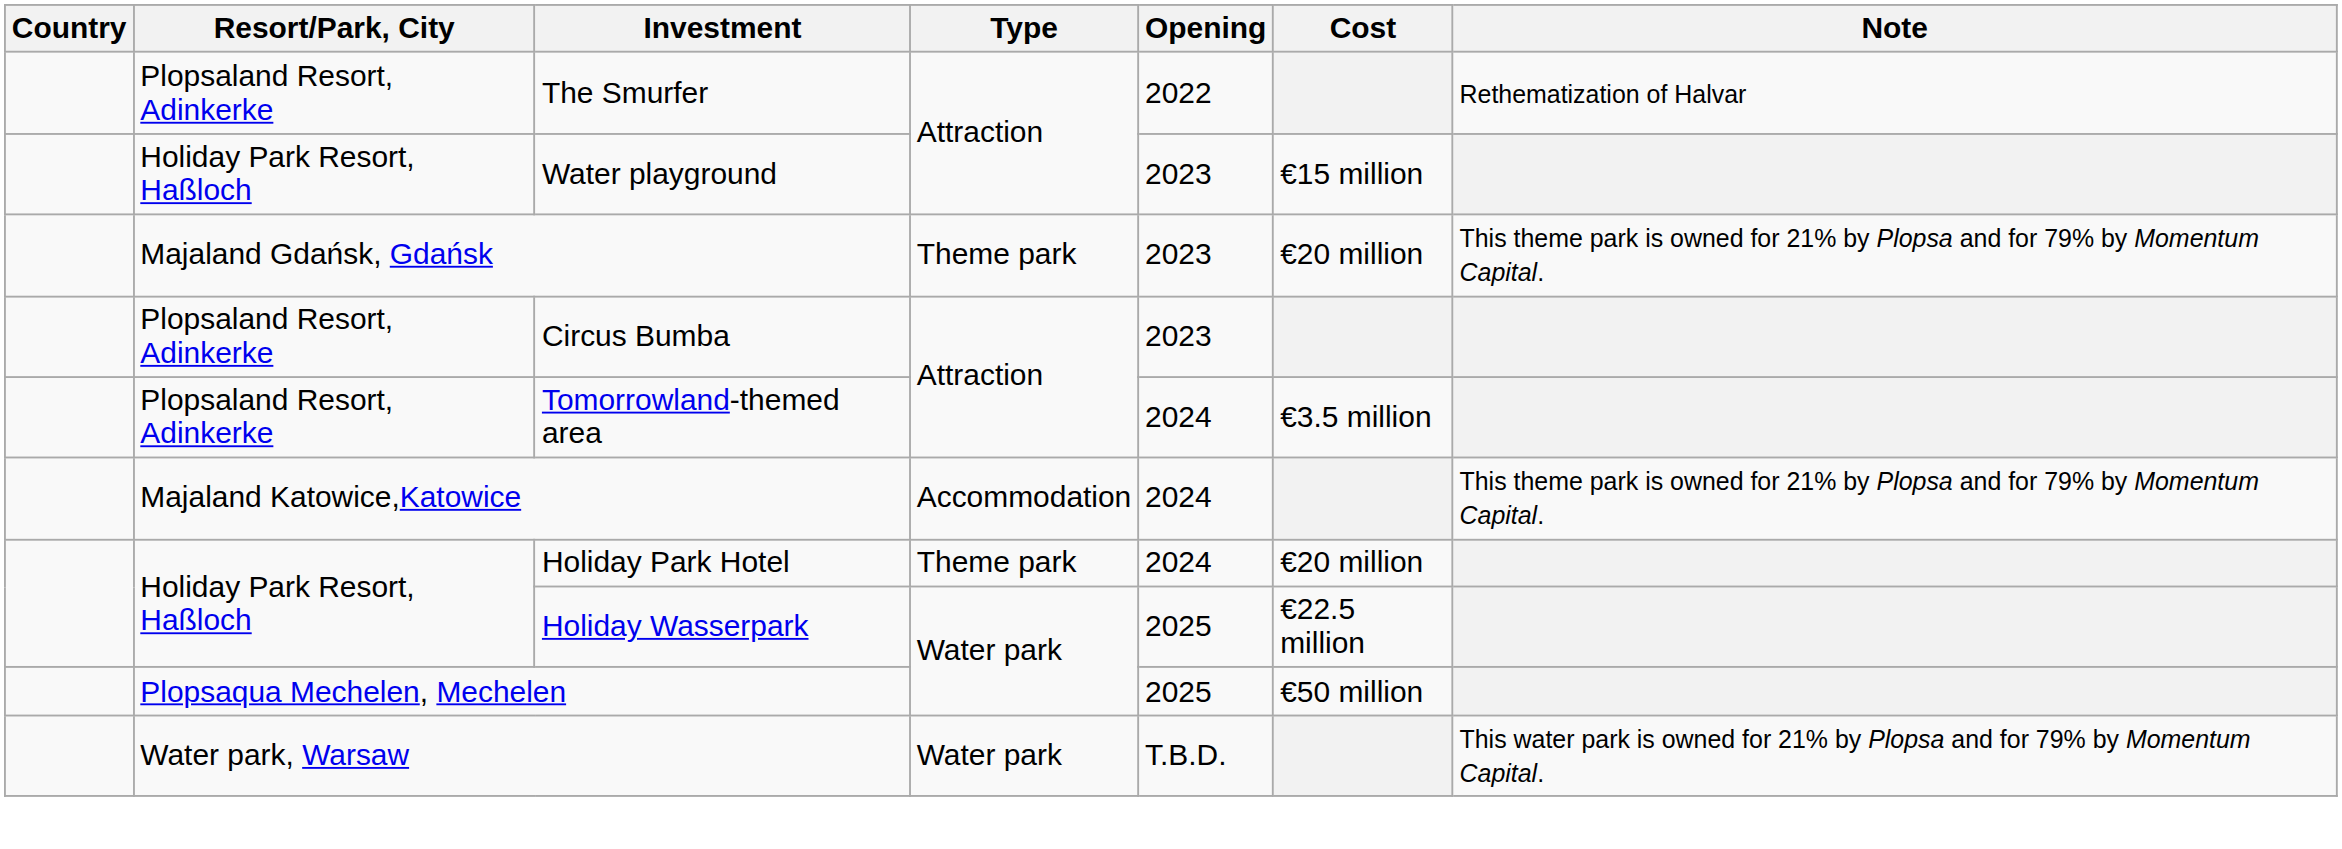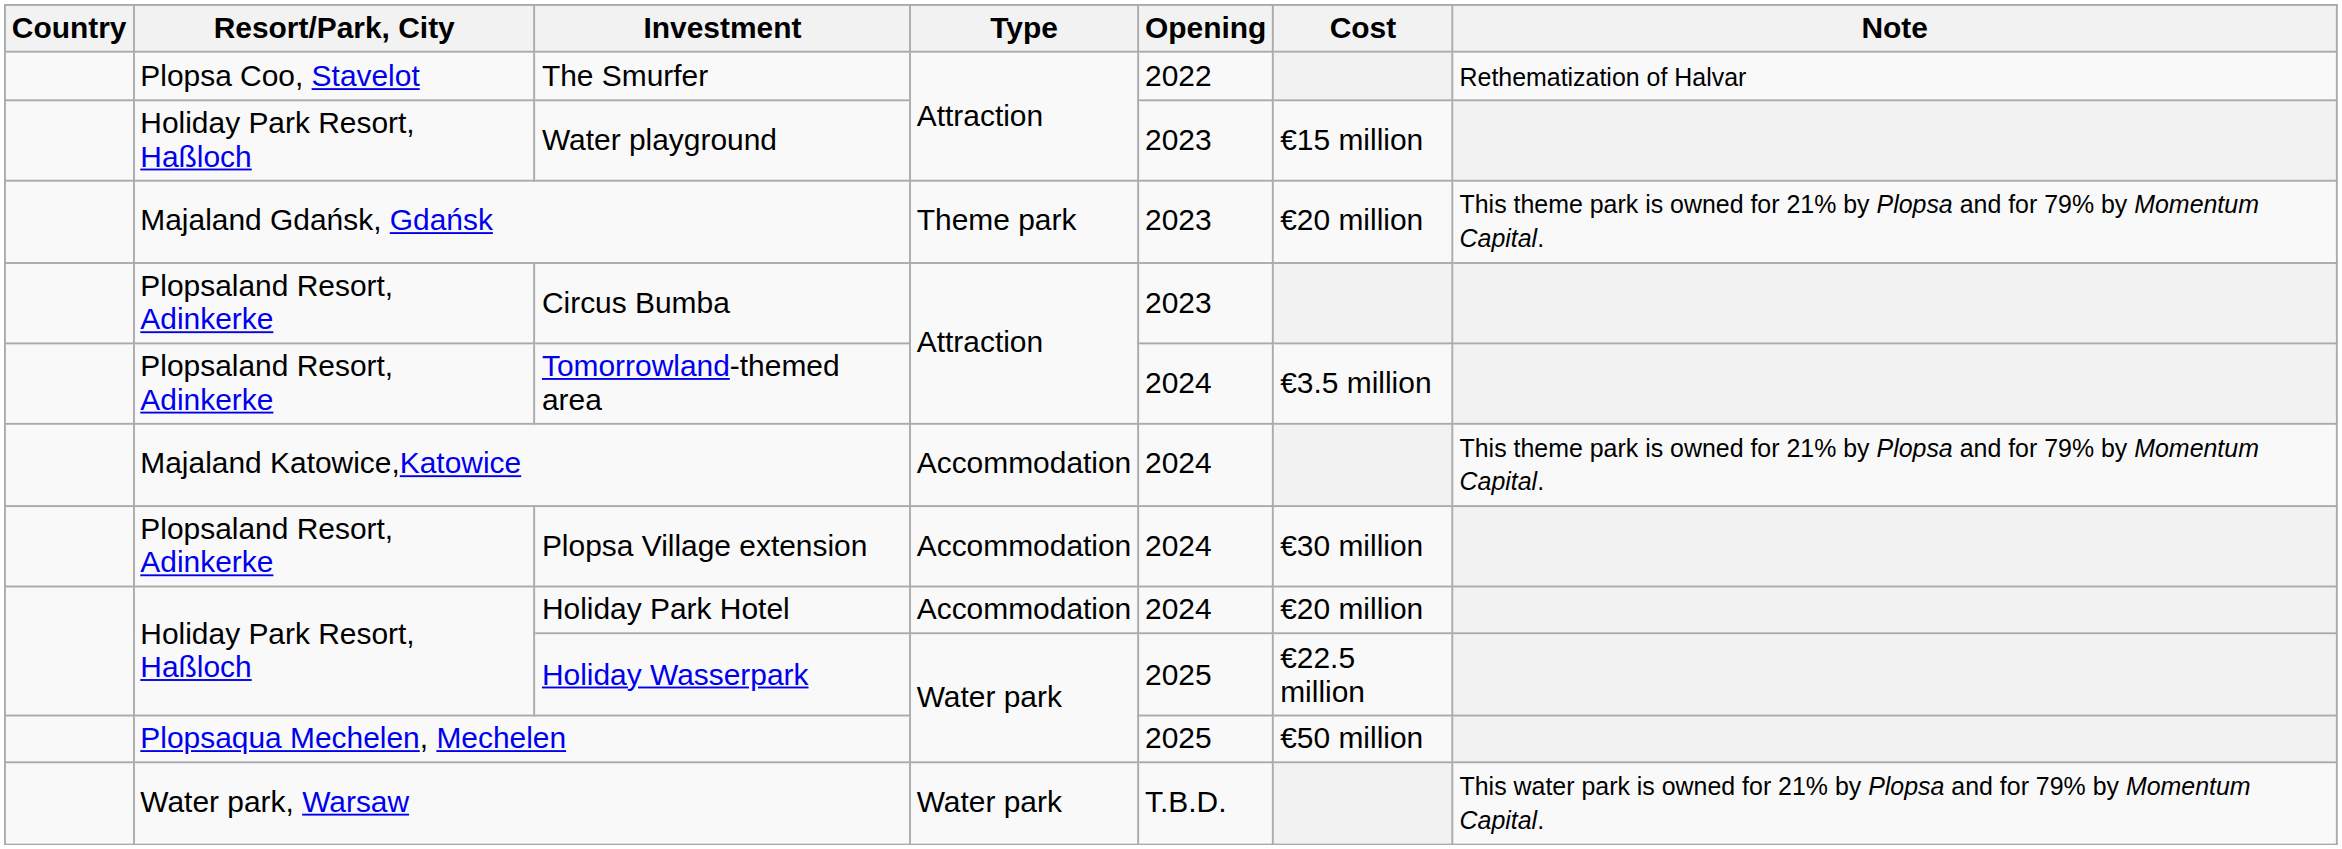(267, 92) Plopsaland Resort, Adinkerke -> (280, 75) Plopsa Coo, Stavelot
+ row: (705, 545)
(997, 562) Theme park -> (1024, 609) Accommodation
